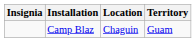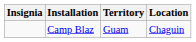columns swapped: (123, 12) <-> (168, 12)
